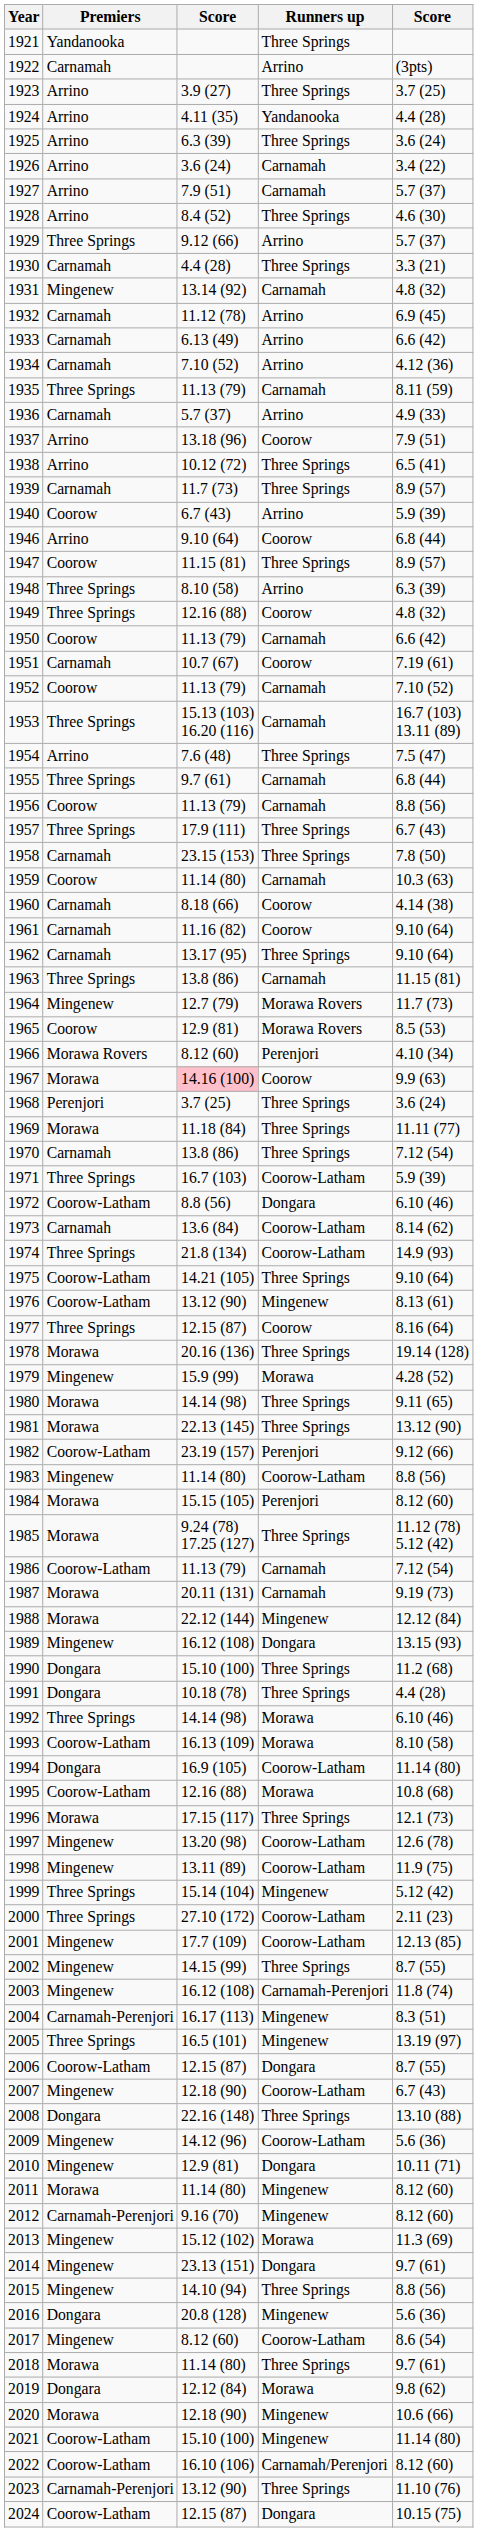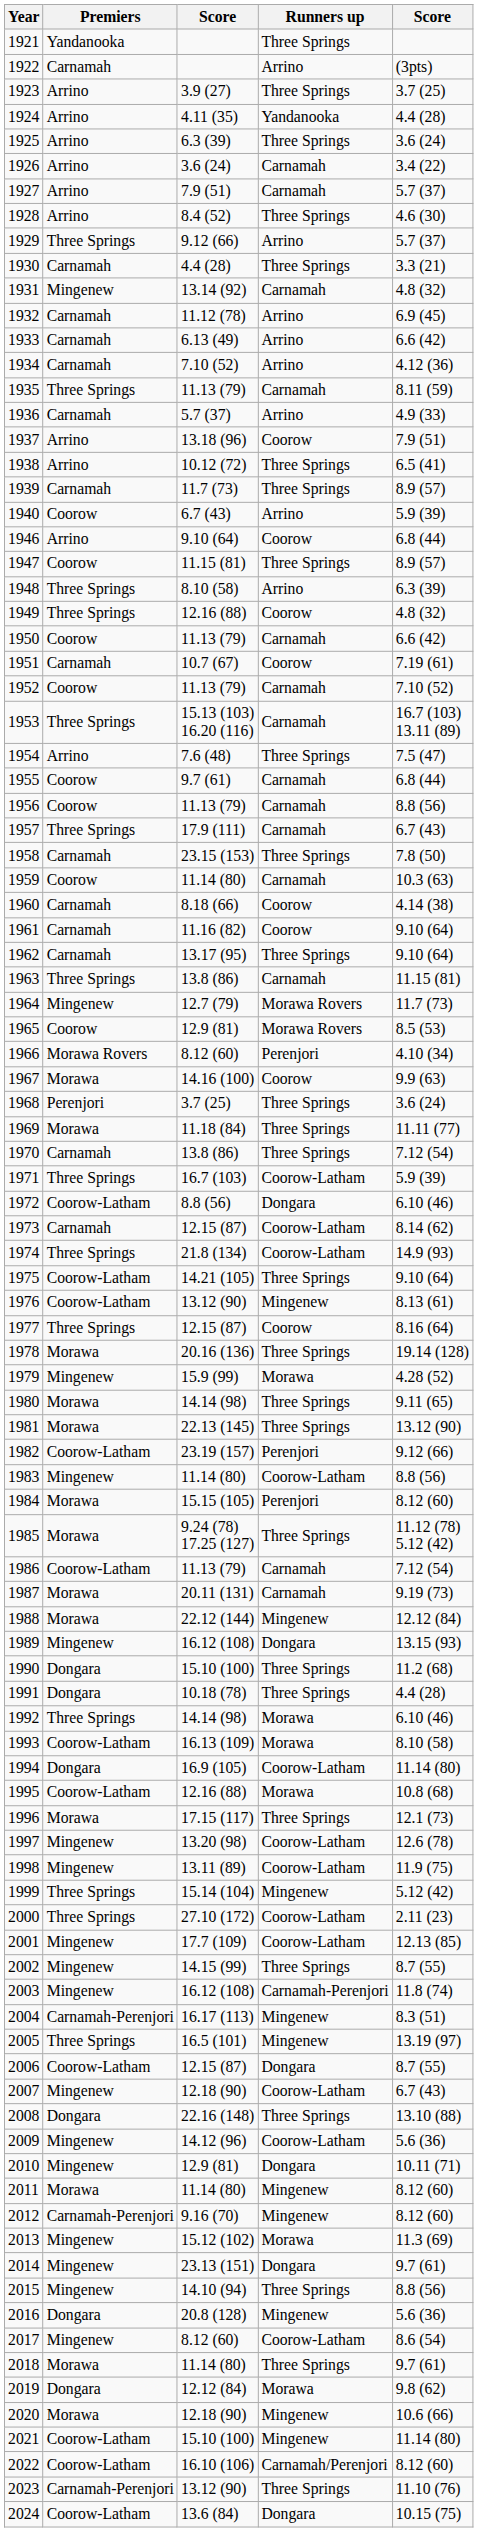(91, 780) Three Springs -> (72, 780) Coorow
(306, 830) Three Springs -> (294, 830) Carnamah
(218, 1079) pink background -> (218, 1079) no background
(210, 1228) 13.6 (84) -> (214, 1228) 12.15 (87)
(214, 2514) 12.15 (87) -> (210, 2514) 13.6 (84)
